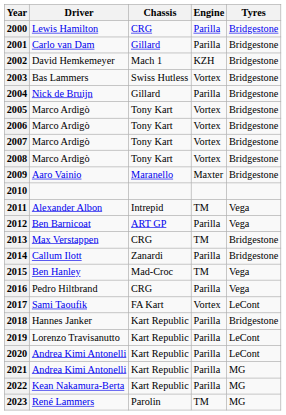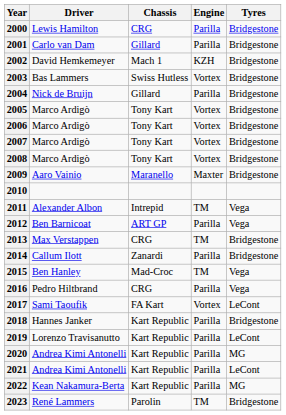(244, 353) LeCont -> (237, 353) MG
(237, 369) MG -> (244, 369) LeCont
(237, 402) MG -> (254, 402) Bridgestone
